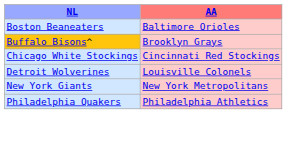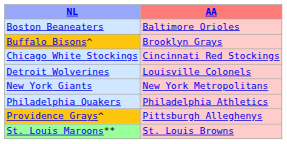+ row: (55, 116)
+ row: (61, 131)
